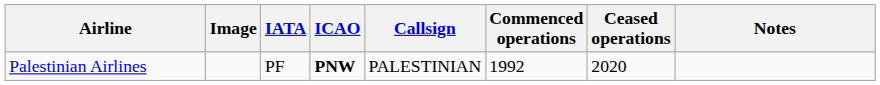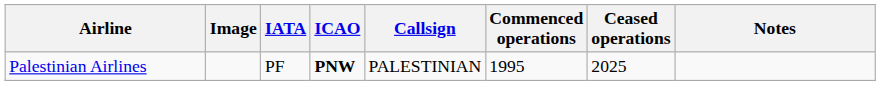(507, 66) 1992 -> (507, 66) 1995
(609, 66) 2020 -> (609, 66) 2025
